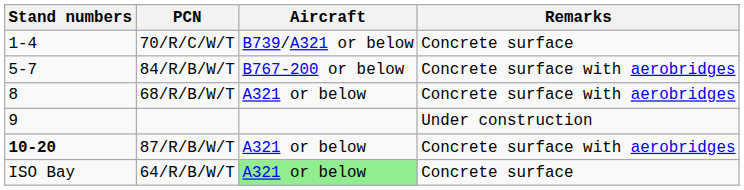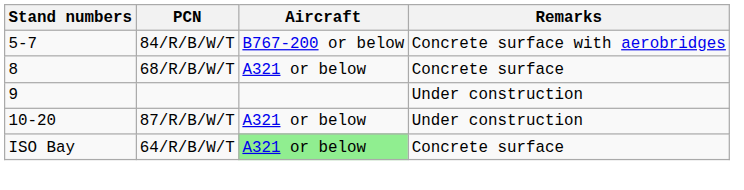- row: (187, 43)
(578, 95) Concrete surface with aerobridges -> (488, 69) Concrete surface
(32, 147) bold -> (32, 121) normal
(578, 147) Concrete surface with aerobridges -> (497, 121) Under construction
